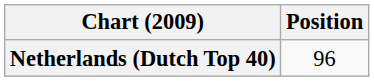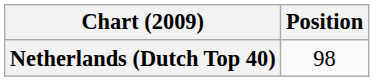(325, 57) 96 -> (325, 57) 98
